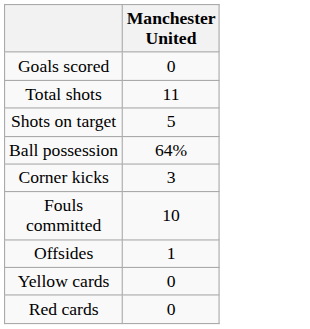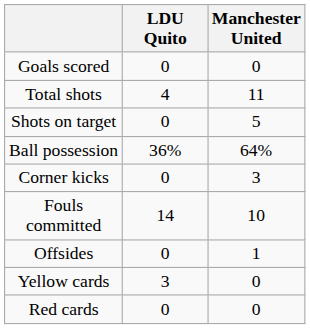+ column: (165, 28)
